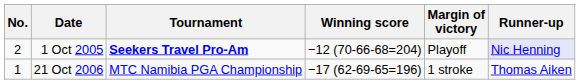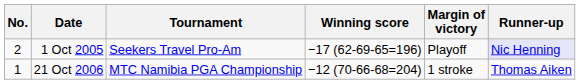(179, 49) bold -> (175, 49) normal
(365, 49) −12 (70-66-68=204) -> (365, 49) −17 (62-69-65=196)
(365, 69) −17 (62-69-65=196) -> (365, 69) −12 (70-66-68=204)
